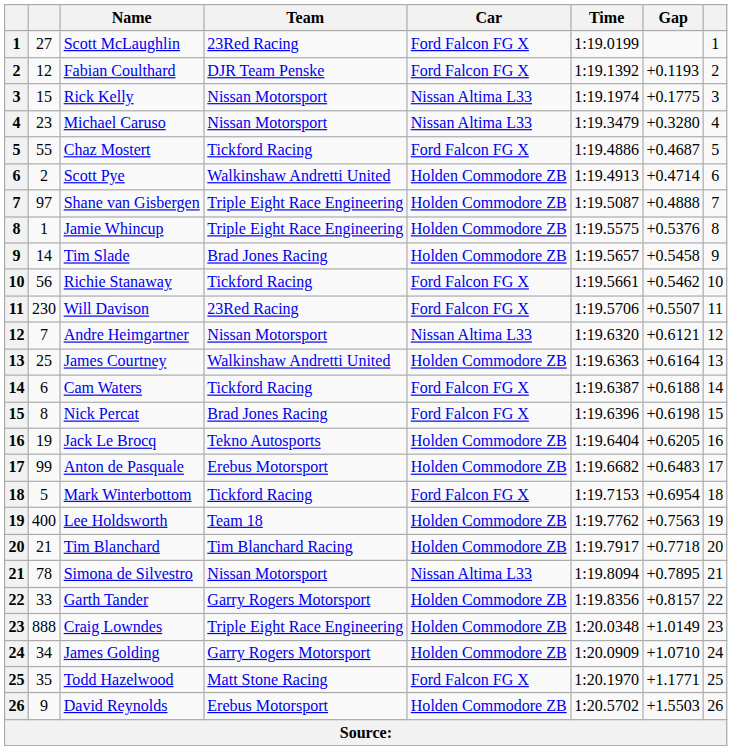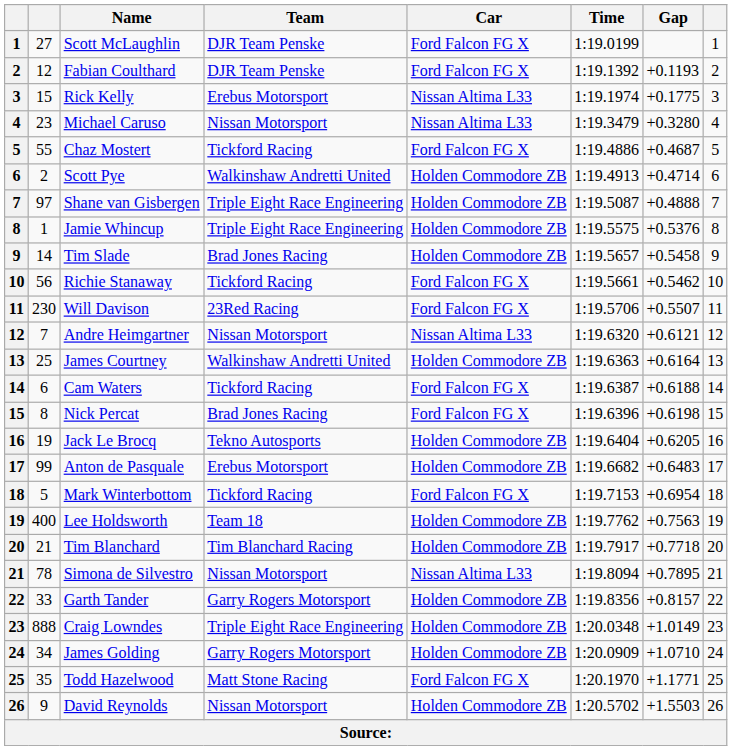(253, 43) 23Red Racing -> (266, 43) DJR Team Penske
(267, 96) Nissan Motorsport -> (268, 96) Erebus Motorsport
(268, 705) Erebus Motorsport -> (267, 705) Nissan Motorsport
